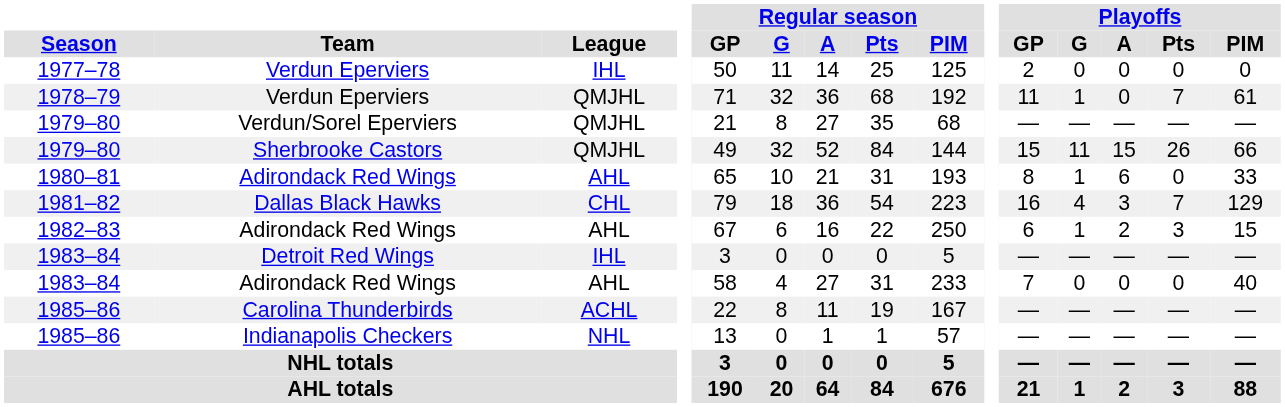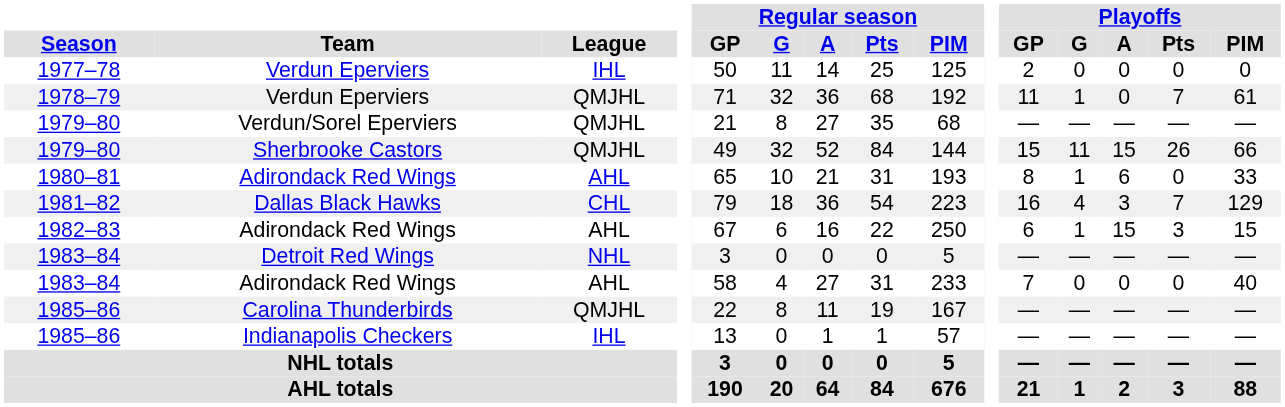(1124, 229) 2 -> (1124, 229) 15
(609, 256) IHL -> (609, 256) NHL
(609, 309) ACHL -> (609, 309) QMJHL
(609, 336) NHL -> (609, 336) IHL
